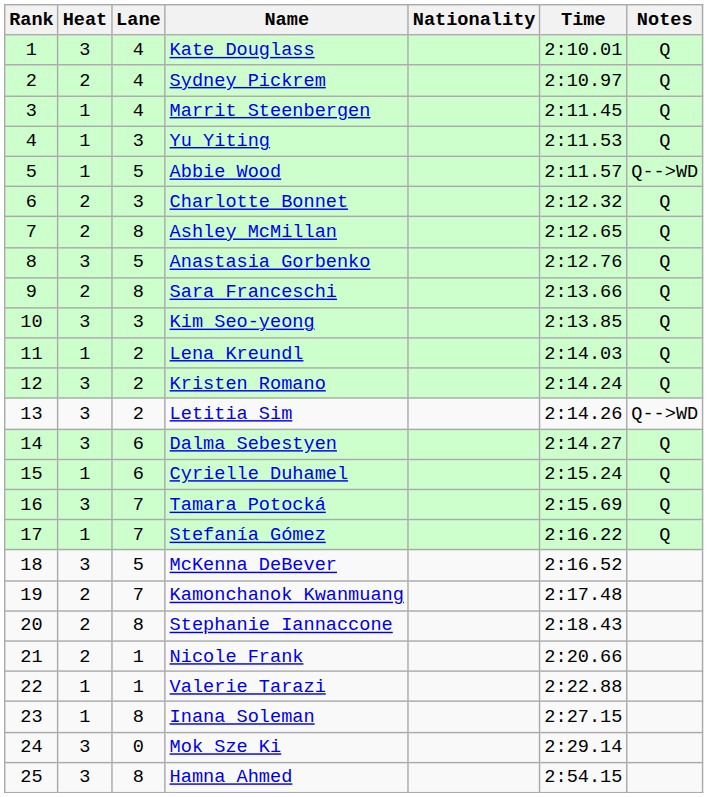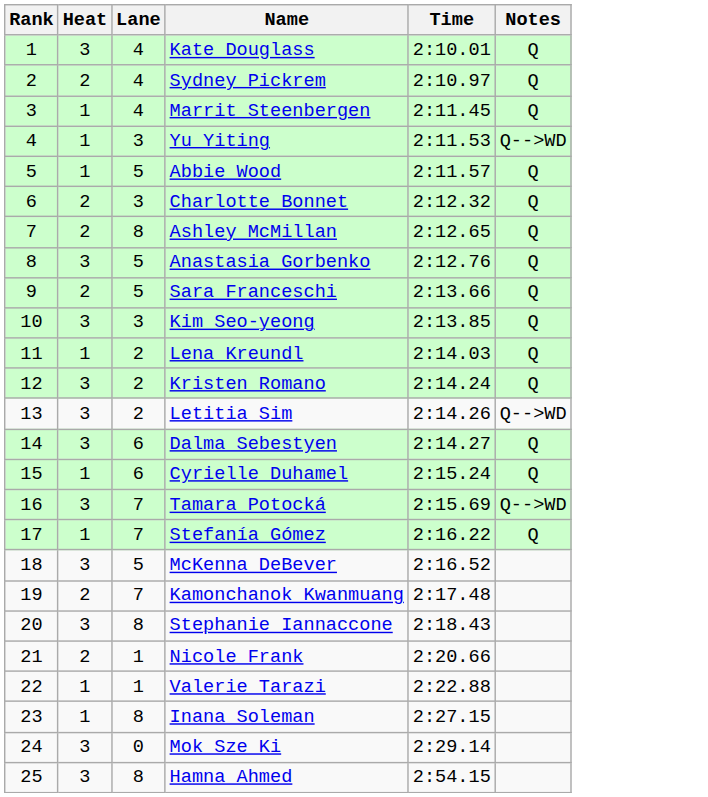- column: (474, 20)
(665, 141) Q -> (533, 141) Q-->WD
(665, 171) Q-->WD -> (533, 171) Q
(138, 293) 8 -> (138, 293) 5
(665, 505) Q -> (533, 505) Q-->WD
(85, 626) 2 -> (85, 626) 3
